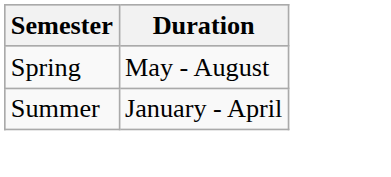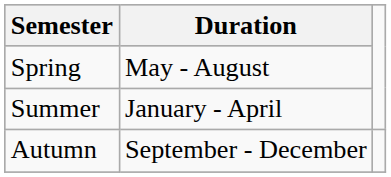+ row: (54, 150)
